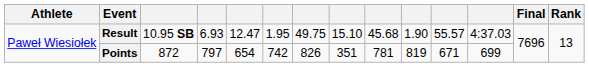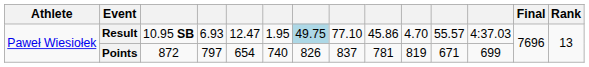(311, 34) no background -> (311, 34) lightblue background
(347, 34) 15.10 -> (347, 34) 77.10
(383, 34) 45.68 -> (383, 34) 45.86
(416, 34) 1.90 -> (416, 34) 4.70
(278, 53) 742 -> (278, 53) 740
(347, 53) 351 -> (347, 53) 837
